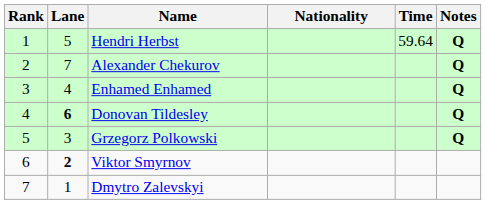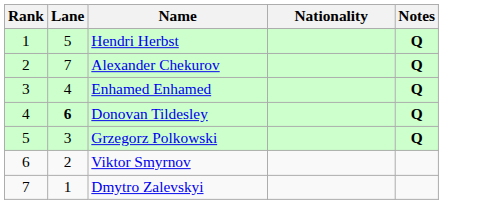- column: (416, 16)
(68, 162) bold -> (68, 162) normal
